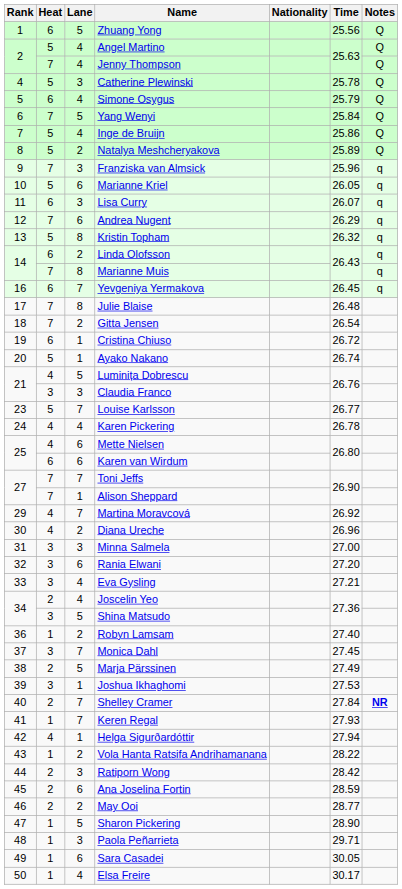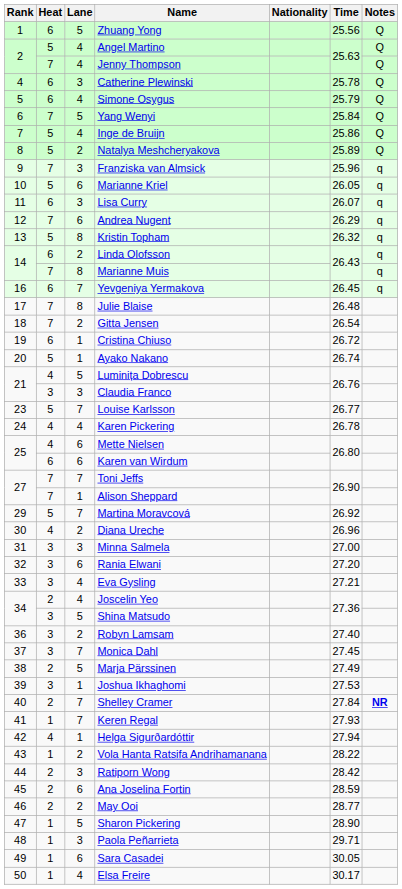(50, 82) 5 -> (50, 82) 6
(50, 513) 4 -> (50, 513) 5
(50, 634) 1 -> (50, 634) 3
